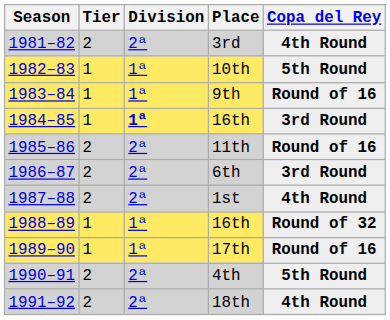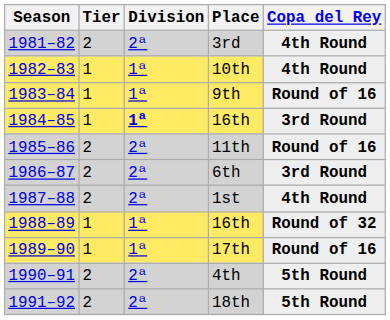(324, 69) 5th Round -> (324, 69) 4th Round
(324, 302) 4th Round -> (324, 302) 5th Round
